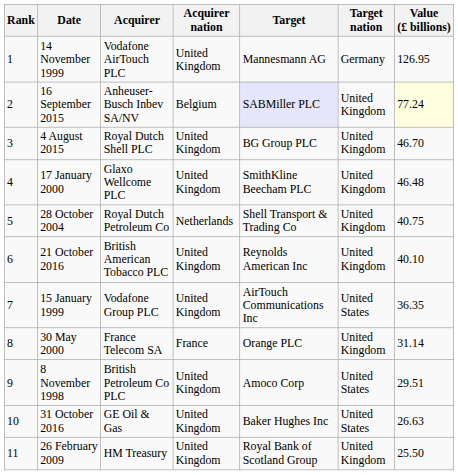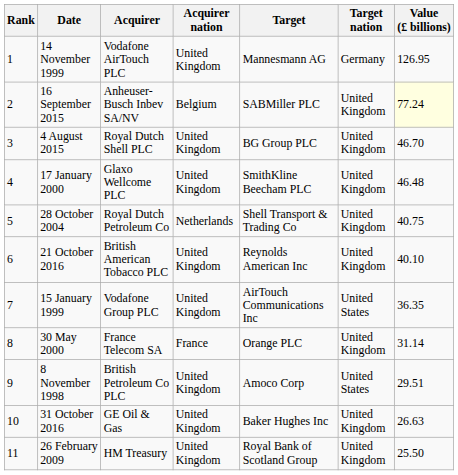(281, 104) lavender background -> (281, 104) no background
(357, 421) United States -> (363, 421) United Kingdom
